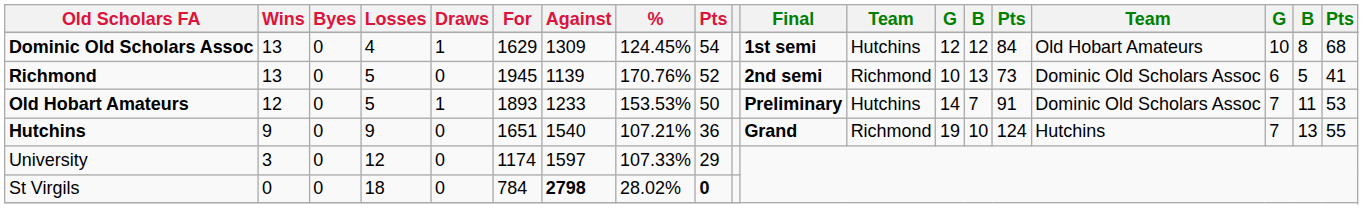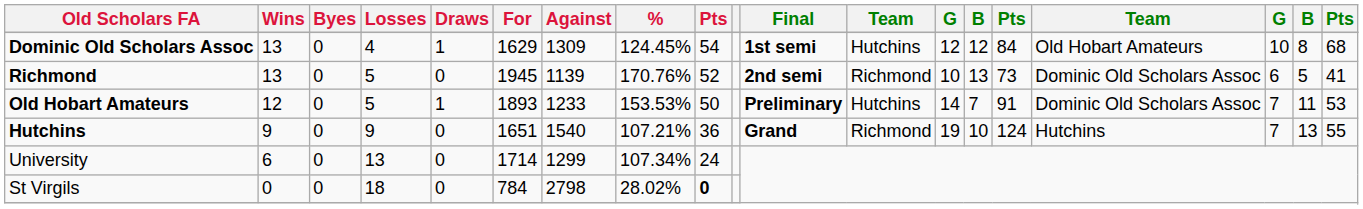(267, 160) 3 -> (267, 160) 6
(375, 160) 12 -> (375, 160) 13
(517, 160) 1174 -> (517, 160) 1714
(566, 160) 1597 -> (566, 160) 1299
(656, 160) 107.33% -> (656, 160) 107.34%
(709, 160) 29 -> (709, 160) 24
(566, 188) bold -> (566, 188) normal
